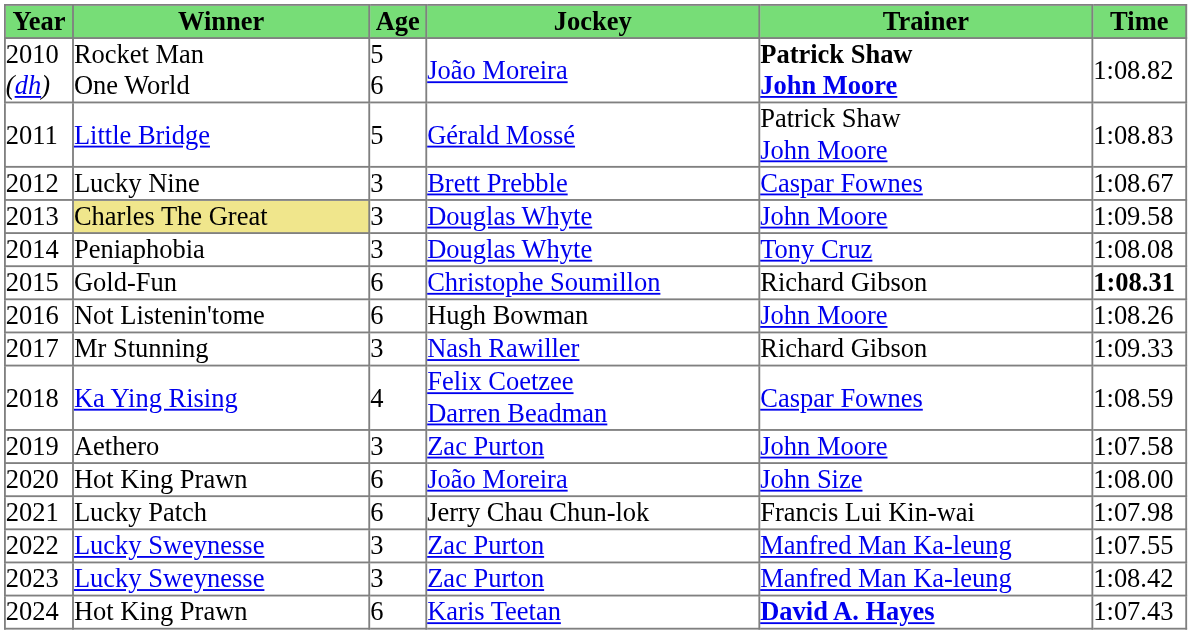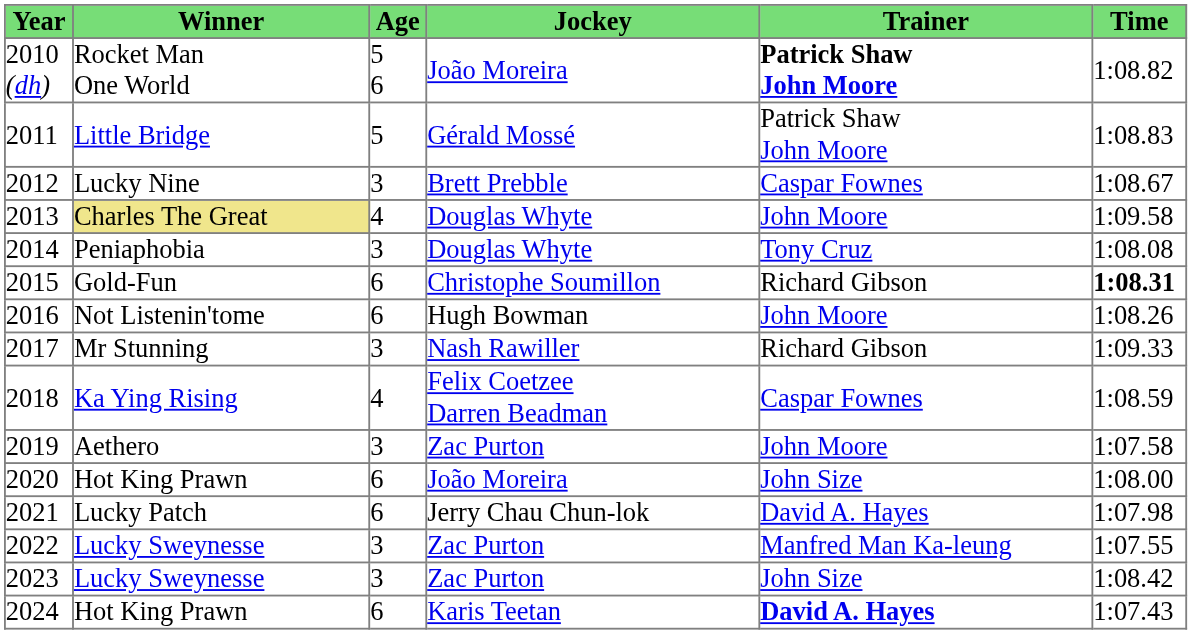(377, 216) 3 -> (377, 216) 4
(868, 512) Francis Lui Kin-wai -> (844, 512) David A. Hayes
(886, 578) Manfred Man Ka-leung -> (811, 578) John Size
